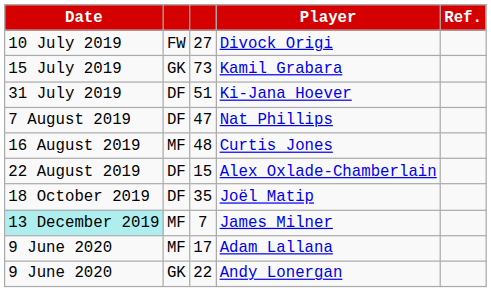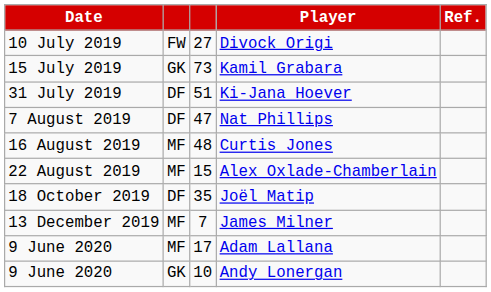(176, 171) DF -> (176, 171) MF
(84, 223) paleturquoise background -> (84, 223) no background
(203, 274) 22 -> (203, 274) 10
